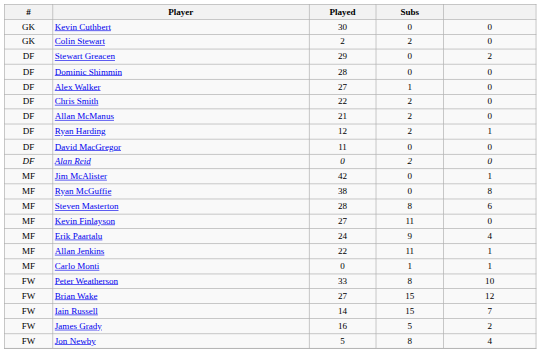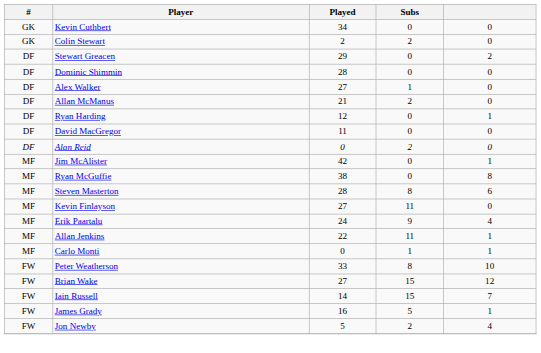(343, 27) 30 -> (343, 27) 34
- row: (77, 102)
(410, 132) 2 -> (410, 117) 0
(490, 326) 2 -> (490, 311) 1
(410, 341) 8 -> (410, 326) 2
